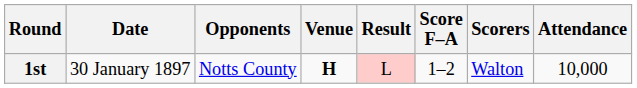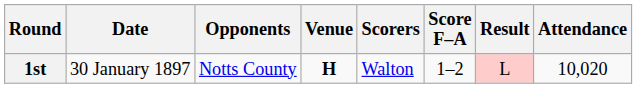columns swapped: (386, 29) <-> (500, 29)
(583, 68) 10,000 -> (583, 68) 10,020
